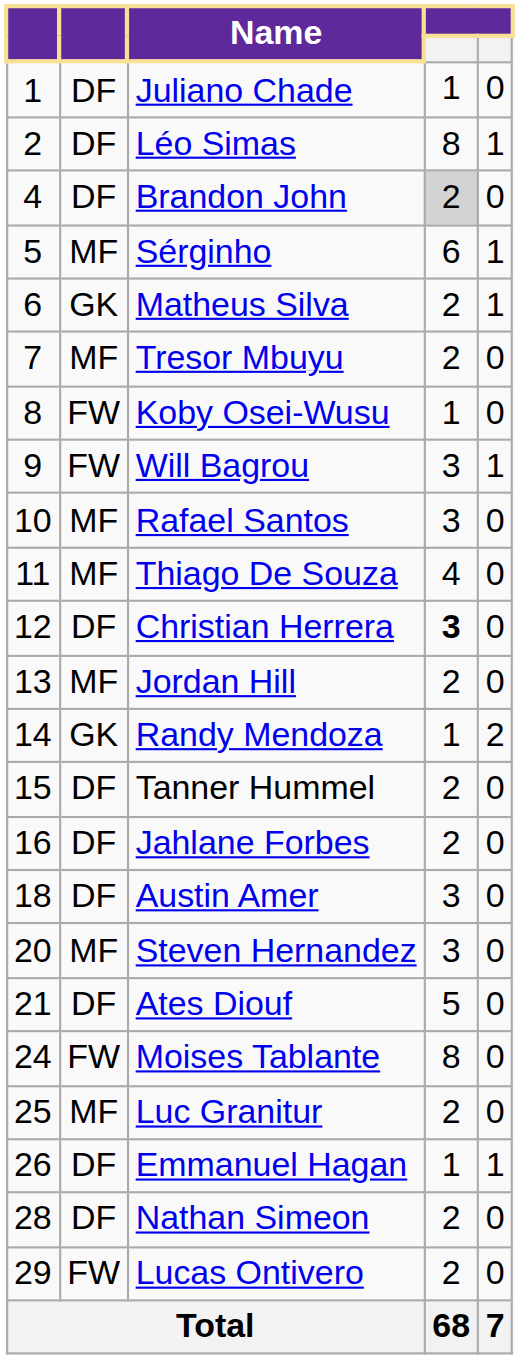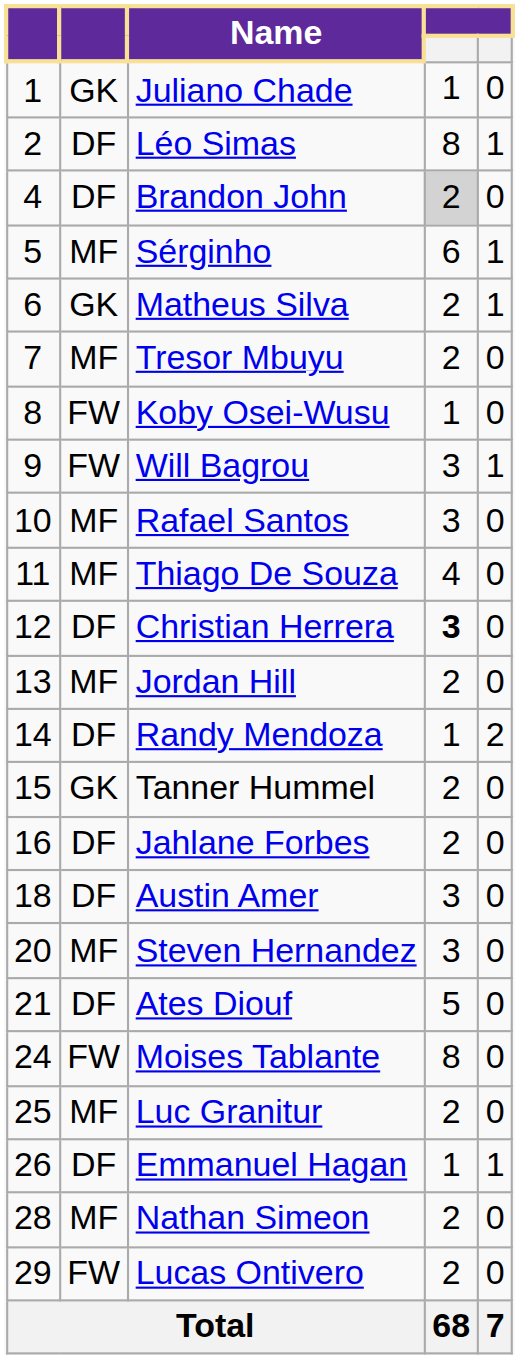(94, 89) DF -> (94, 89) GK
(94, 734) GK -> (94, 734) DF
(94, 788) DF -> (94, 788) GK
(94, 1219) DF -> (94, 1219) MF
